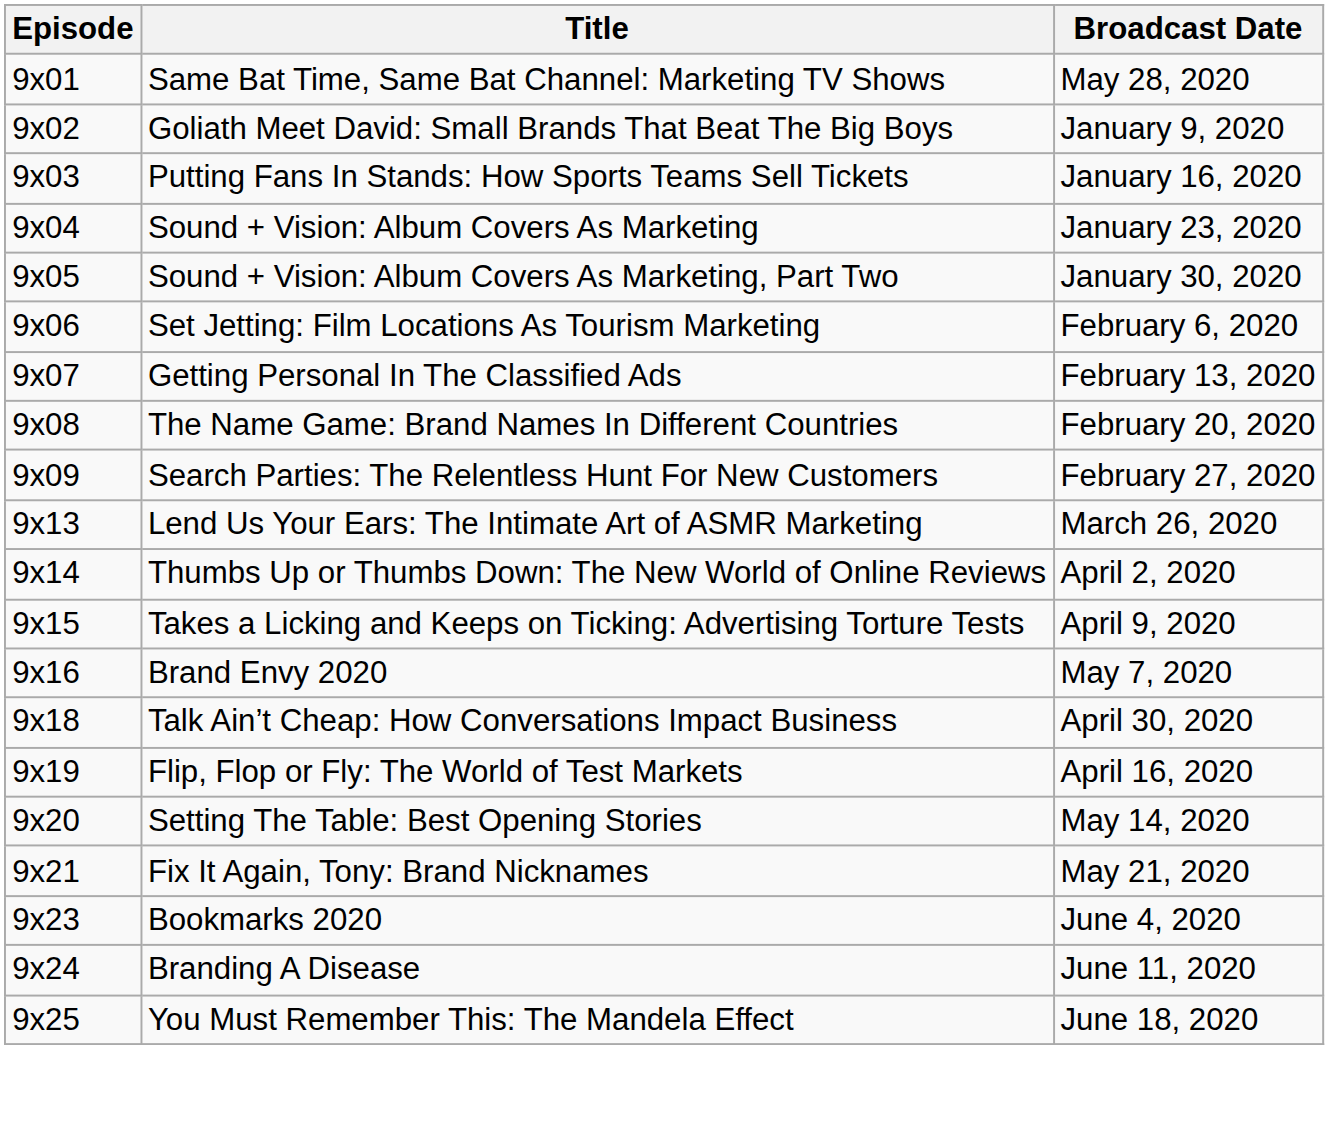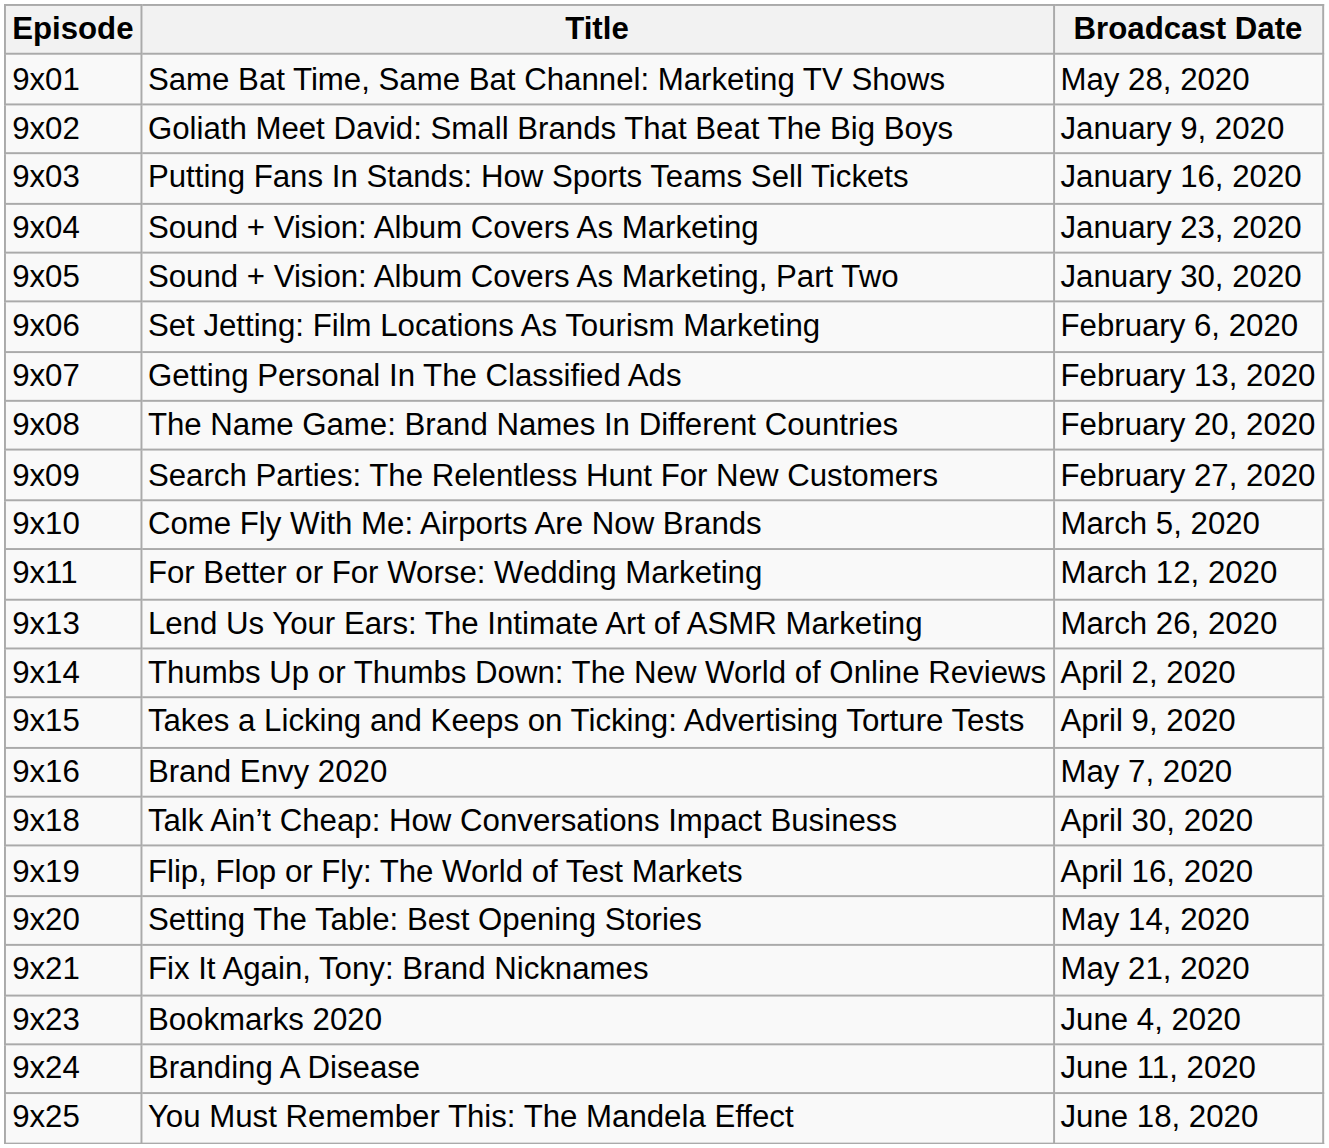+ row: (455, 524)
+ row: (455, 573)
